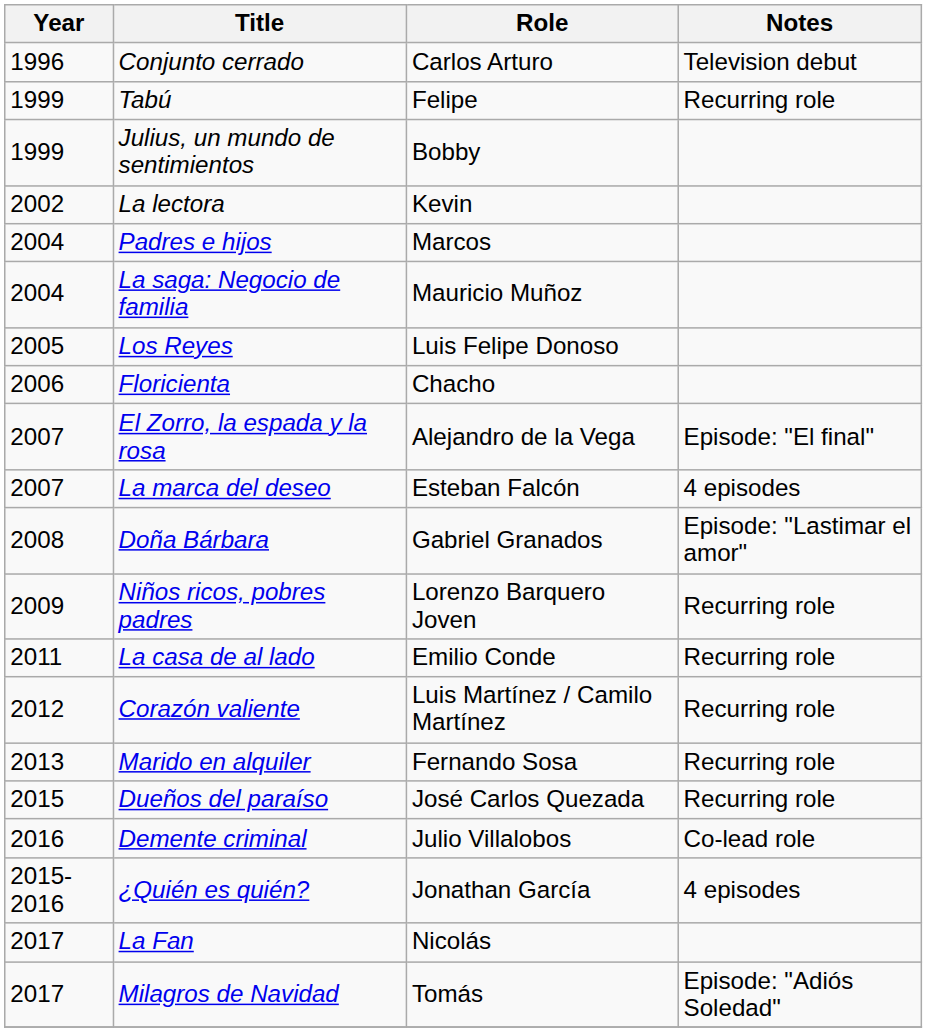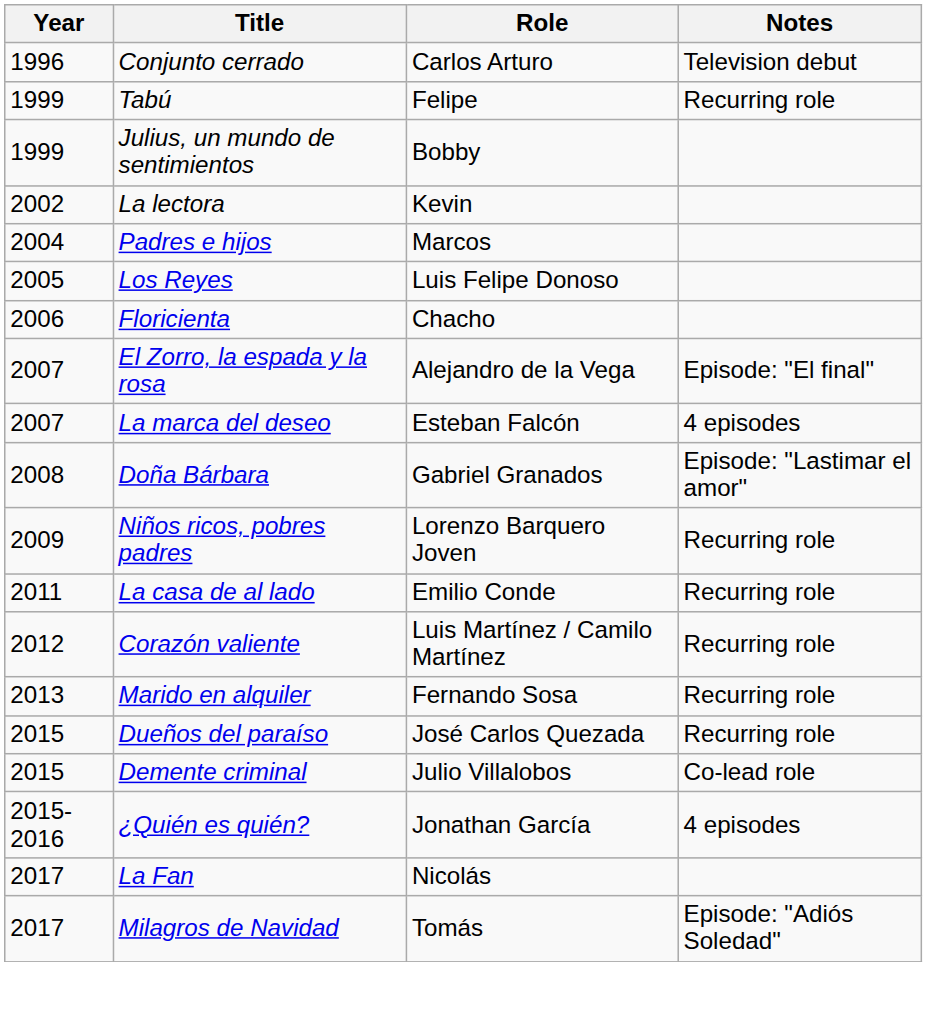- row: (229, 294)
(37, 838) 2016 -> (37, 772) 2015
